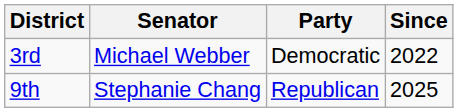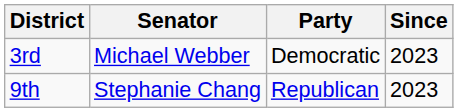(414, 55) 2022 -> (414, 55) 2023
(414, 90) 2025 -> (414, 90) 2023
